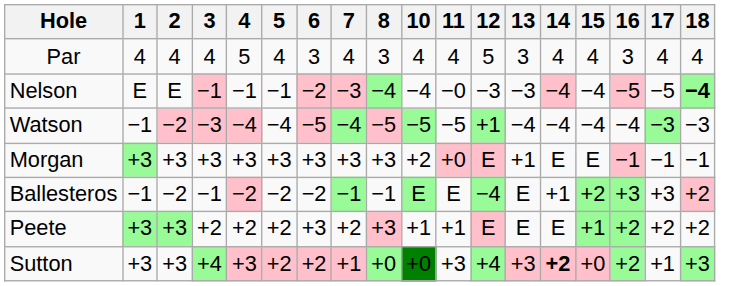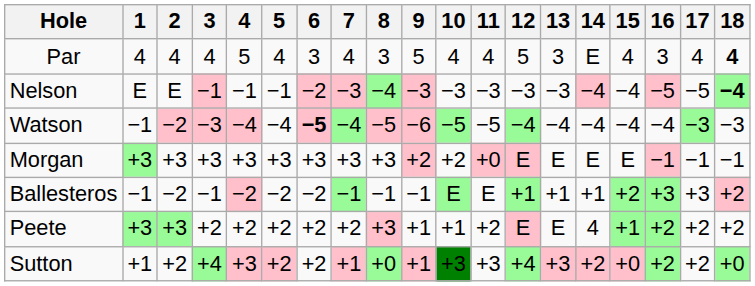+ column: (419, 21)
(558, 56) 4 -> (593, 56) E
(697, 56) normal -> (732, 56) bold
(419, 90) −4 -> (453, 90) −3
(453, 90) −0 -> (488, 90) −3
(314, 125) normal -> (314, 125) bold
(488, 125) +1 -> (523, 125) −4
(523, 159) +1 -> (558, 159) E
(488, 194) −4 -> (523, 194) +1
(523, 194) E -> (558, 194) +1
(314, 228) +3 -> (314, 228) +2
(453, 228) +1 -> (488, 228) +2
(558, 228) E -> (593, 228) 4
(140, 263) +3 -> (140, 263) +1
(175, 263) +3 -> (175, 263) +2
(314, 263) pink background -> (314, 263) no background
(419, 263) +0 -> (453, 263) +3
(558, 263) bold -> (593, 263) normal
(663, 263) +1 -> (697, 263) +2
(697, 263) +3 -> (732, 263) +0
